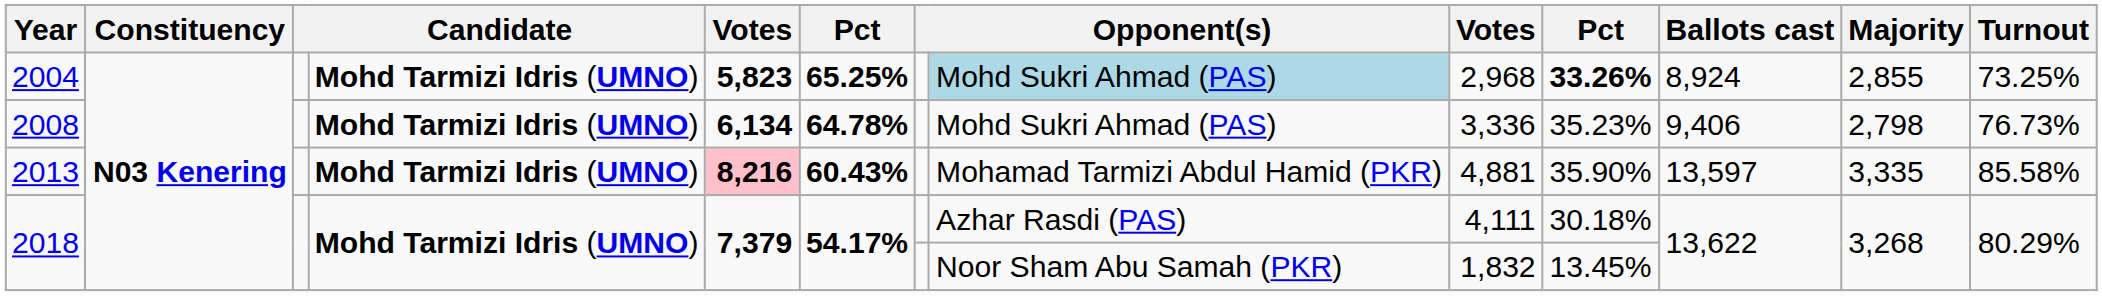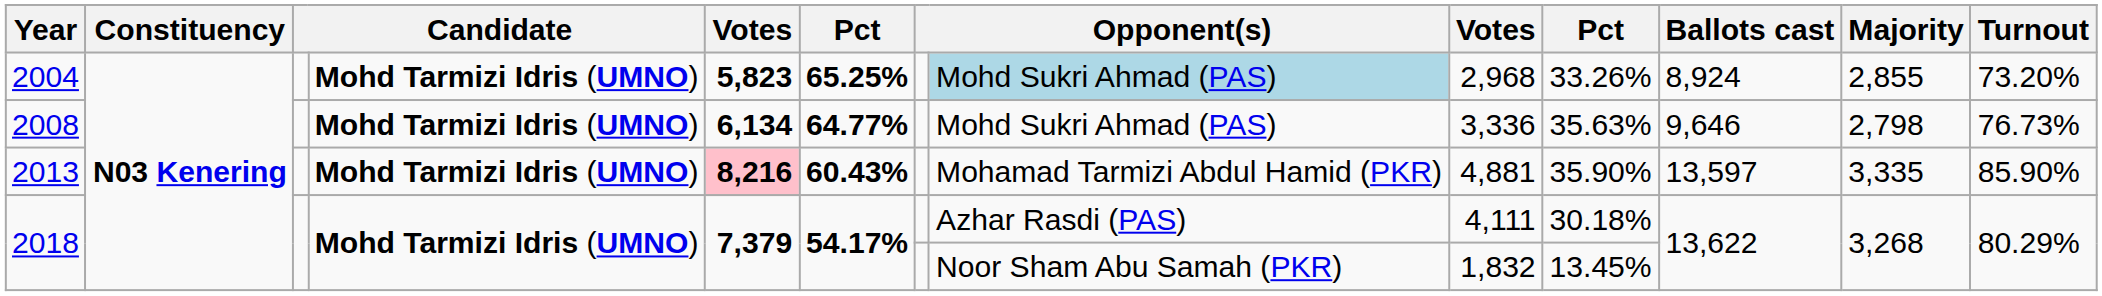(1601, 76) bold -> (1601, 76) normal
(2029, 76) 73.25% -> (2029, 76) 73.20%
(857, 124) 64.78% -> (857, 124) 64.77%
(1601, 124) 35.23% -> (1601, 124) 35.63%
(1703, 124) 9,406 -> (1703, 124) 9,646
(2029, 172) 85.58% -> (2029, 172) 85.90%
